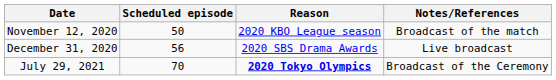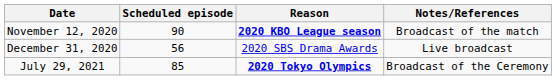(178, 31) 50 -> (178, 31) 90
(310, 31) normal -> (310, 31) bold
(178, 66) 70 -> (178, 66) 85
